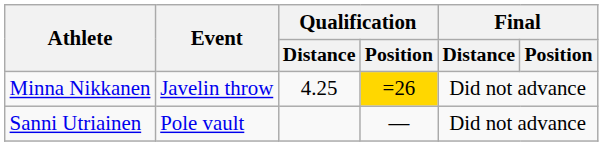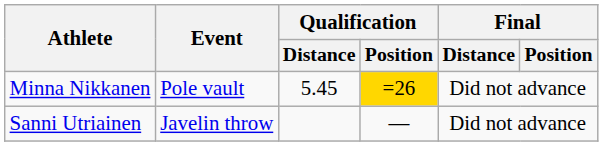(217, 89) Javelin throw -> (202, 89) Pole vault
(319, 89) 4.25 -> (319, 89) 5.45
(202, 123) Pole vault -> (217, 123) Javelin throw
